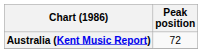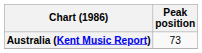(175, 40) 72 -> (175, 40) 73
